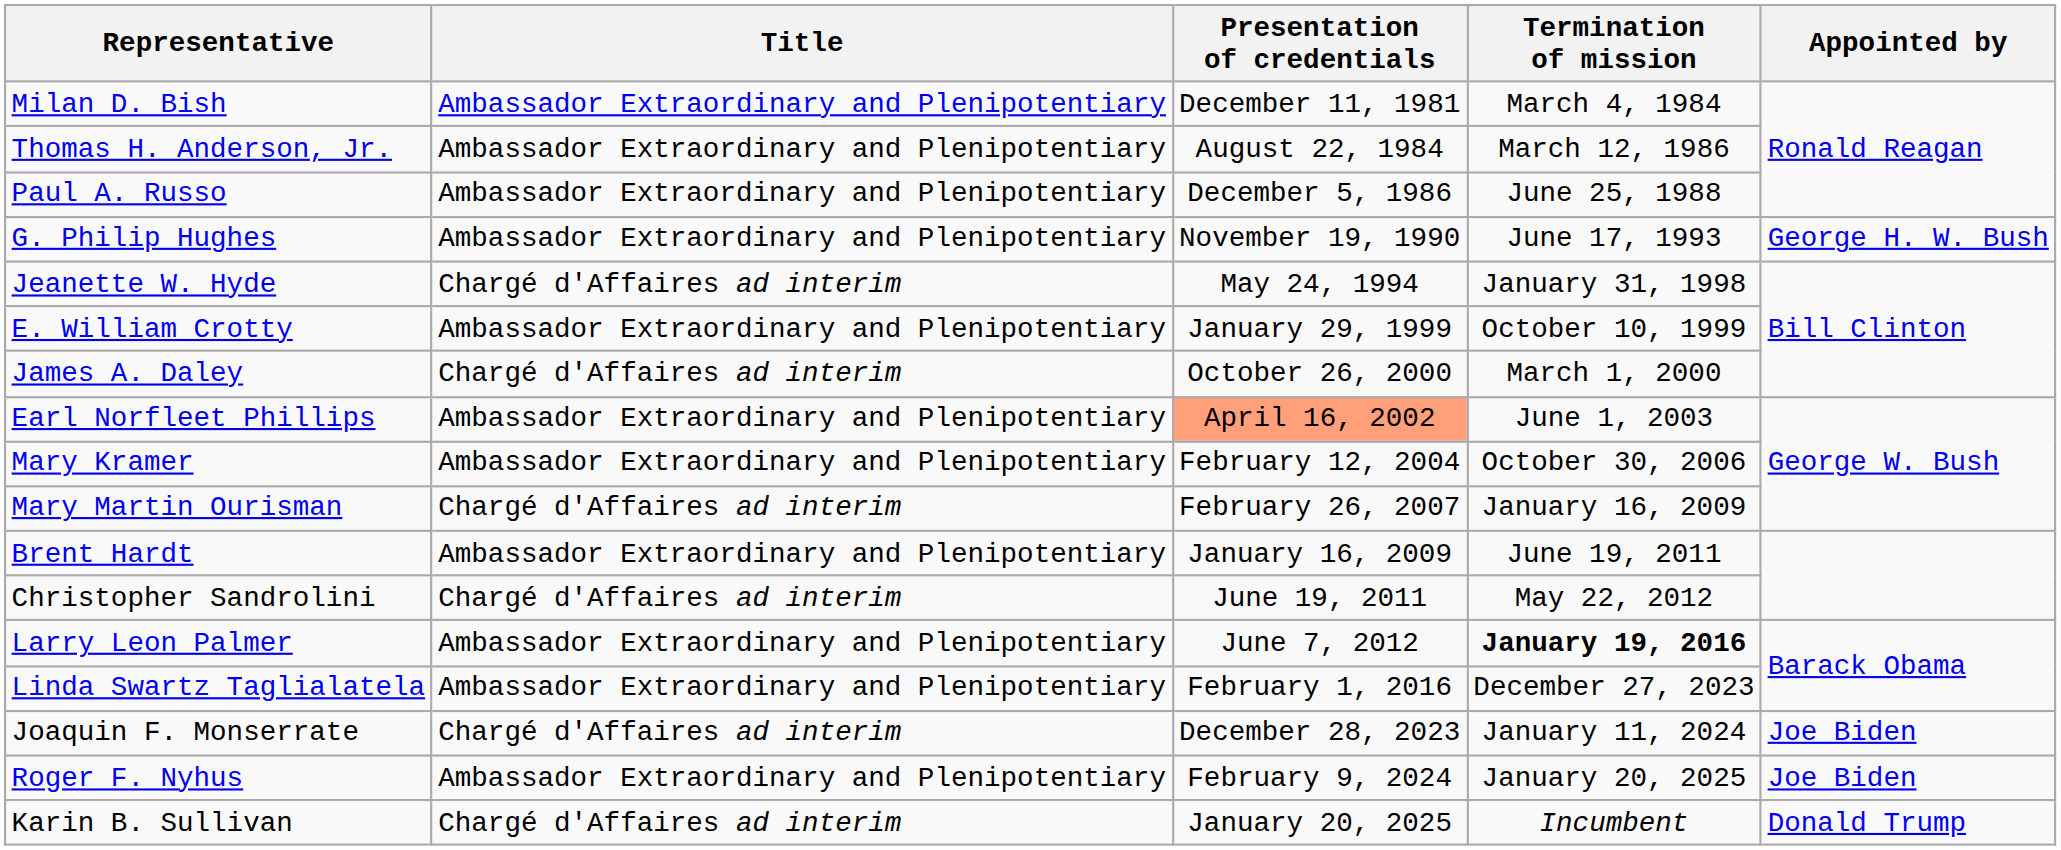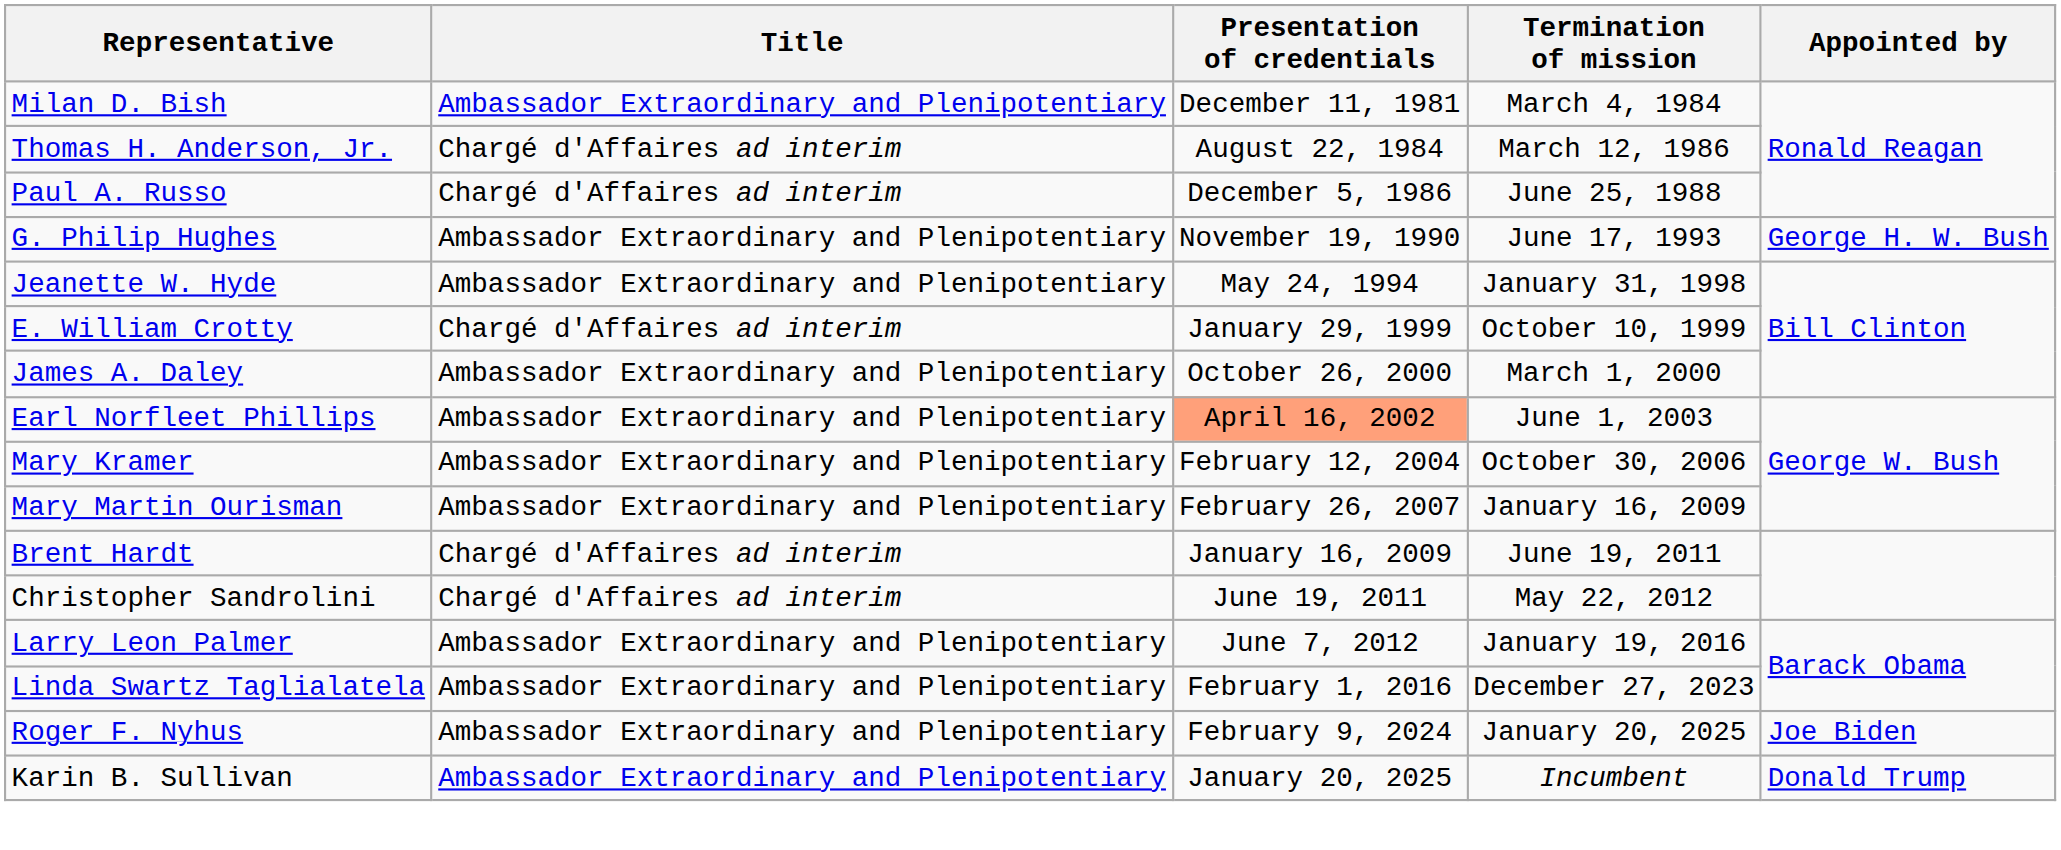(802, 149) Ambassador Extraordinary and Plenipotentiary -> (670, 149) Chargé d'Affaires ad interim
(802, 194) Ambassador Extraordinary and Plenipotentiary -> (670, 194) Chargé d'Affaires ad interim
(670, 284) Chargé d'Affaires ad interim -> (802, 284) Ambassador Extraordinary and Plenipotentiary
(802, 329) Ambassador Extraordinary and Plenipotentiary -> (670, 329) Chargé d'Affaires ad interim
(670, 374) Chargé d'Affaires ad interim -> (802, 374) Ambassador Extraordinary and Plenipotentiary
(670, 508) Chargé d'Affaires ad interim -> (802, 508) Ambassador Extraordinary and Plenipotentiary
(802, 553) Ambassador Extraordinary and Plenipotentiary -> (670, 553) Chargé d'Affaires ad interim
(1614, 643) bold -> (1614, 643) normal
- row: (185, 733)
(670, 823) Chargé d'Affaires ad interim -> (802, 778) Ambassador Extraordinary and Plenipotentiary
